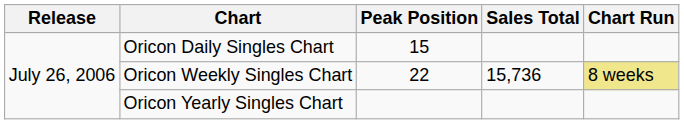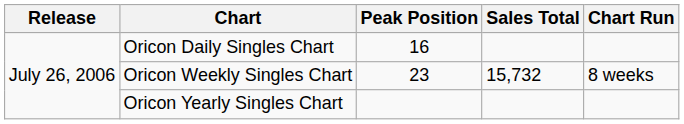(419, 47) 15 -> (419, 47) 16
(419, 75) 22 -> (419, 75) 23
(514, 75) 15,736 -> (514, 75) 15,732
(621, 75) khaki background -> (621, 75) no background
